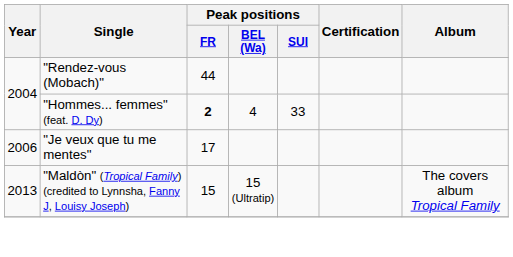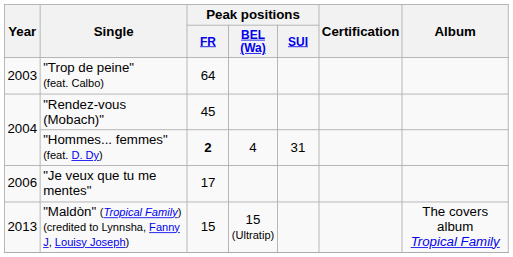+ row: (89, 75)
(208, 75) 44 -> (208, 111) 45
(298, 111) 33 -> (298, 147) 31
